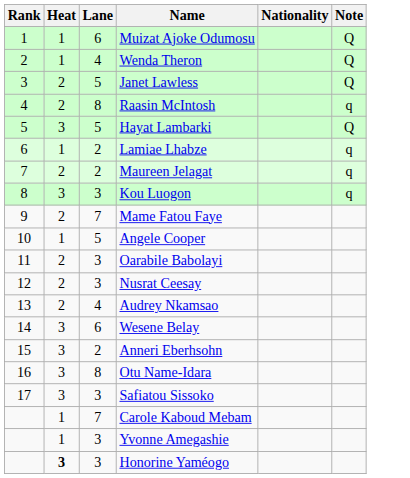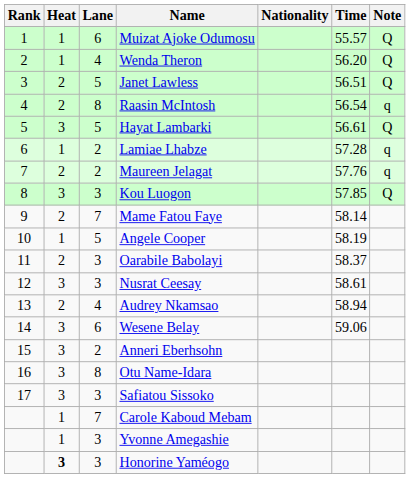+ column: (351, 15)
(349, 194) q -> (387, 194) Q
(62, 283) 2 -> (62, 283) 3
